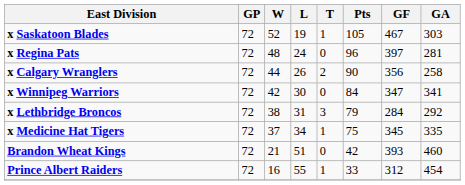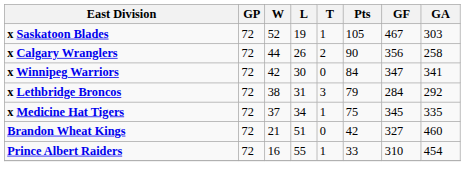- row: (43, 53)
(394, 151) 393 -> (394, 131) 327
(394, 170) 312 -> (394, 151) 310
